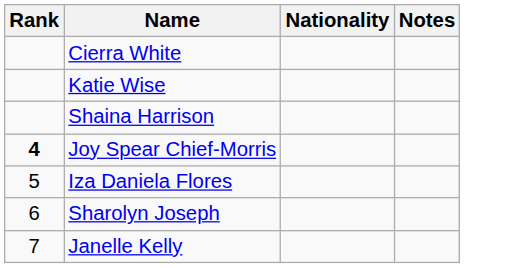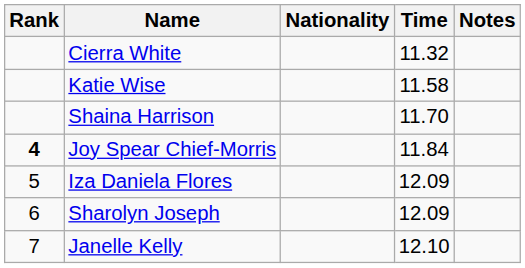+ column: (424, 20)
